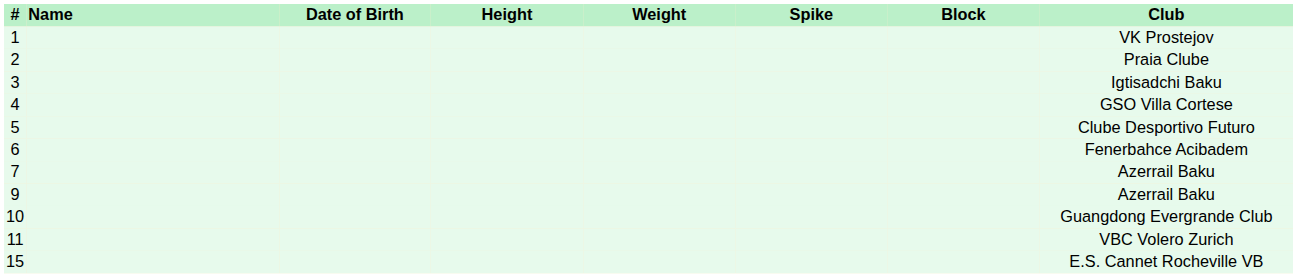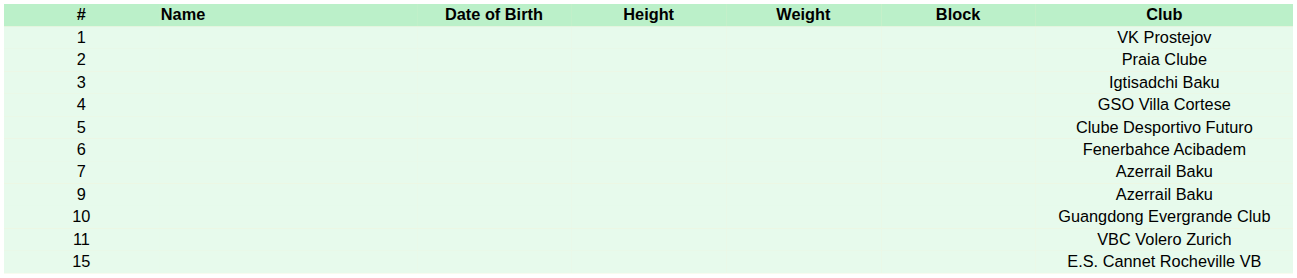- column: (811, 15)
